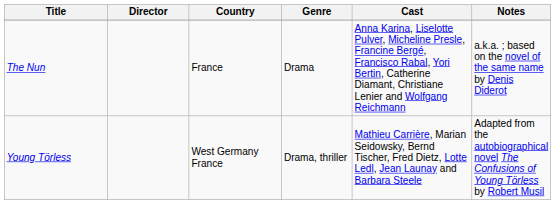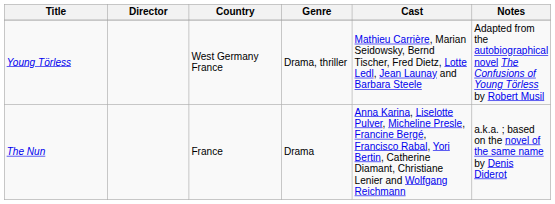rows swapped: (26, 68) <-> (39, 157)
